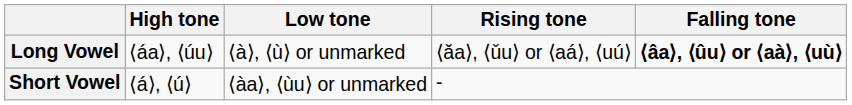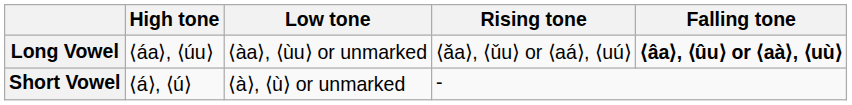(317, 52) ⟨à⟩, ⟨ù⟩ or unmarked -> (328, 52) ⟨àa⟩, ⟨ùu⟩ or unmarked
(328, 84) ⟨àa⟩, ⟨ùu⟩ or unmarked -> (317, 84) ⟨à⟩, ⟨ù⟩ or unmarked
